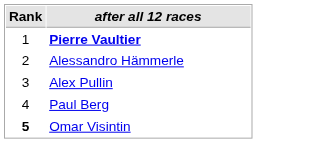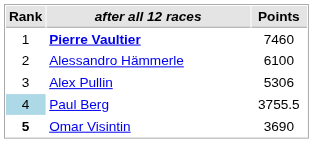+ column: (279, 16)
(26, 104) no background -> (26, 104) lightblue background
